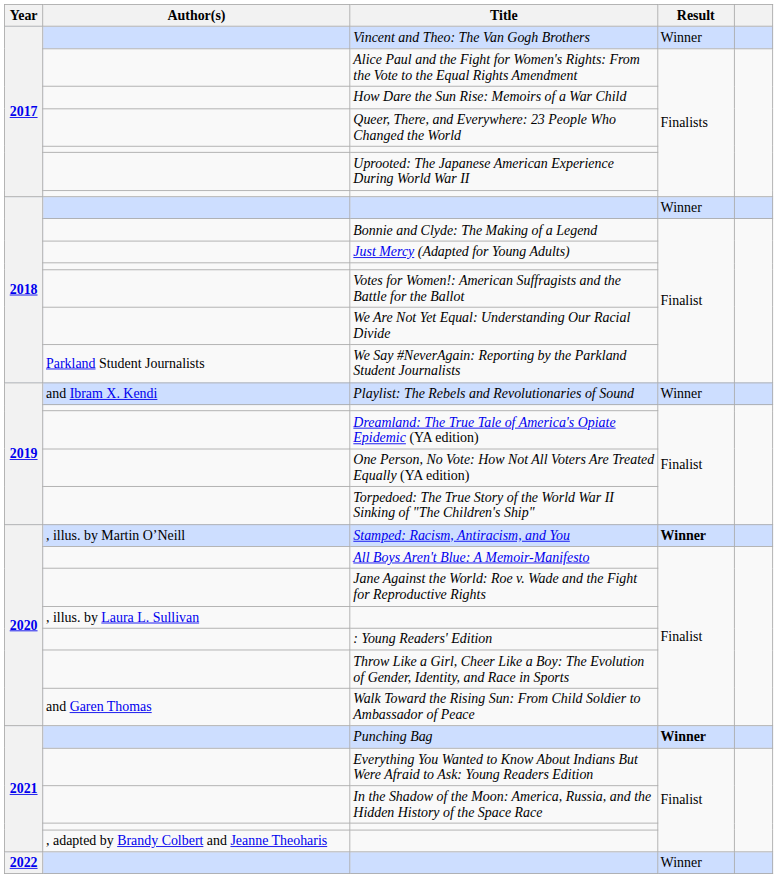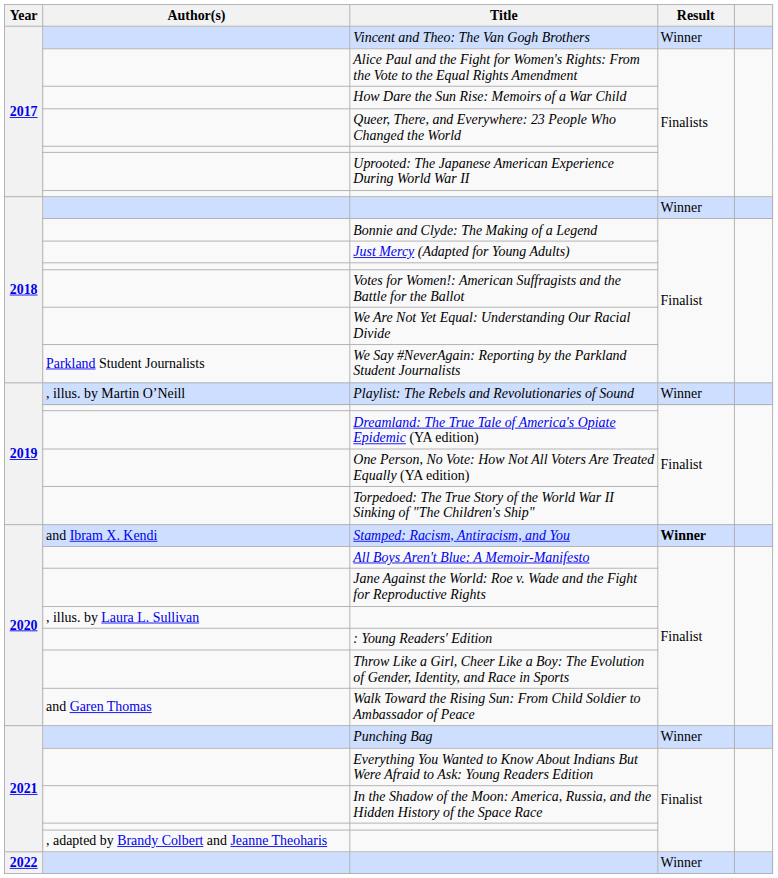(102, 393) and Ibram X. Kendi -> (116, 393) , illus. by Martin O’Neill
(116, 535) , illus. by Martin O’Neill -> (102, 535) and Ibram X. Kendi
(683, 736) bold -> (681, 736) normal
